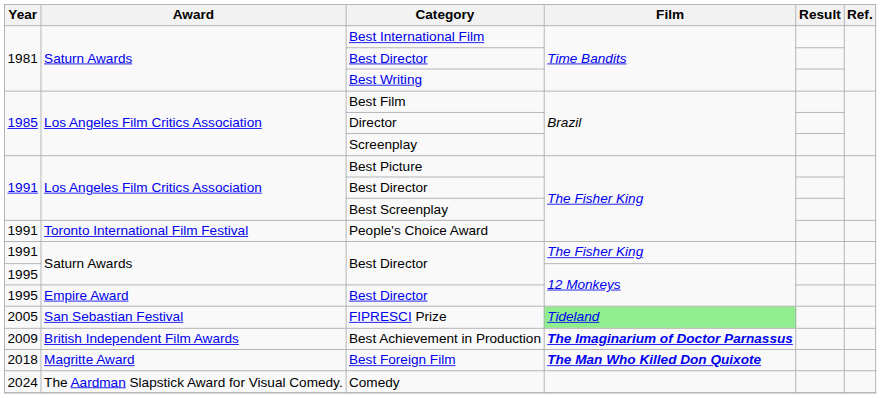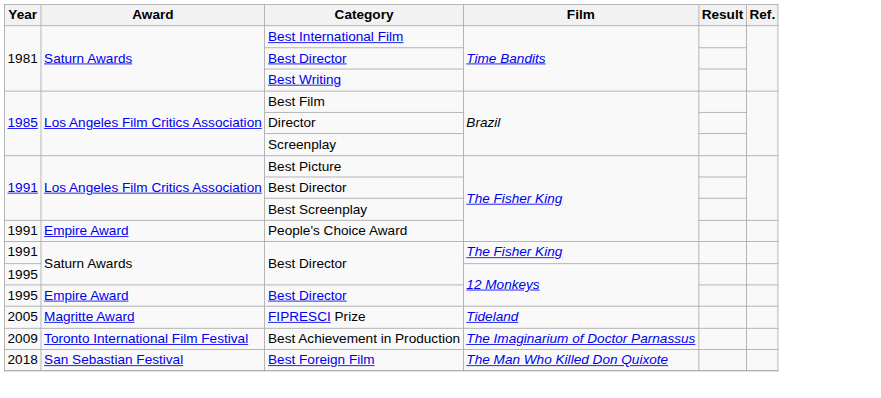(146, 230) Toronto International Film Festival -> (86, 230) Empire Award
(114, 317) San Sebastian Festival -> (89, 317) Magritte Award
(573, 317) lightgreen background -> (492, 317) no background
(141, 338) British Independent Film Awards -> (146, 338) Toronto International Film Festival
(670, 338) bold -> (581, 338) normal
(89, 360) Magritte Award -> (114, 360) San Sebastian Festival
(654, 360) bold -> (567, 360) normal
- row: (23, 381)
